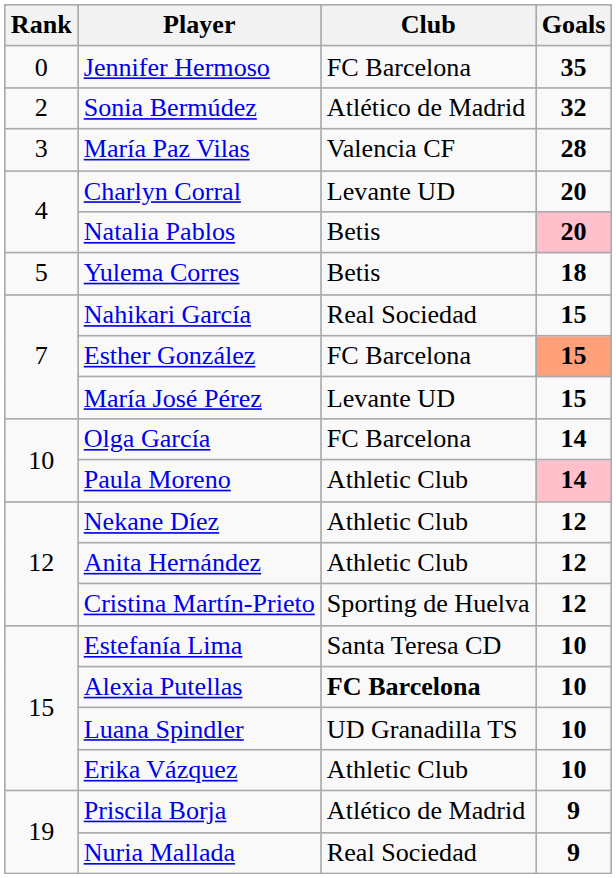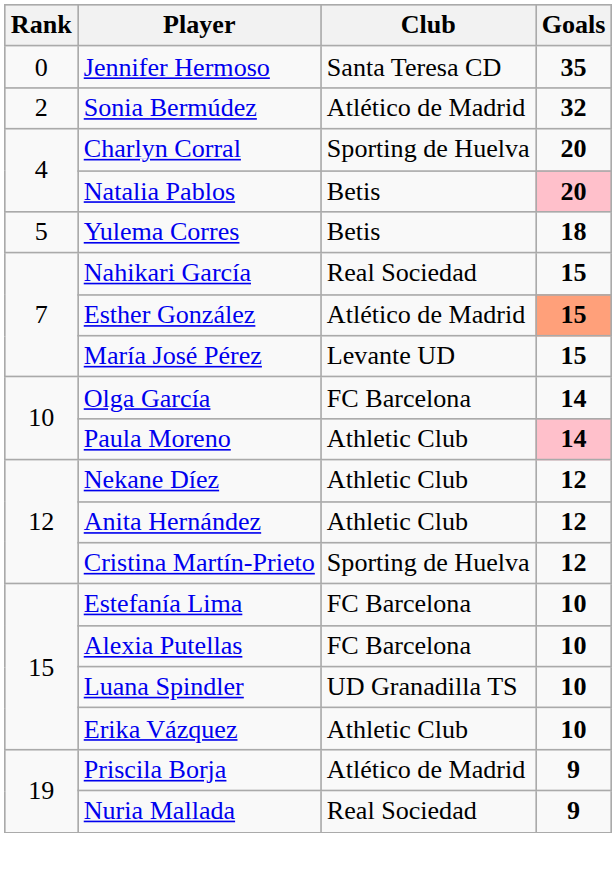(399, 66) FC Barcelona -> (414, 66) Santa Teresa CD
- row: (167, 149)
(391, 190) Levante UD -> (428, 149) Sporting de Huelva
(399, 356) FC Barcelona -> (426, 314) Atlético de Madrid
(414, 645) Santa Teresa CD -> (399, 604) FC Barcelona
(404, 686) bold -> (399, 645) normal
